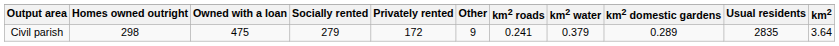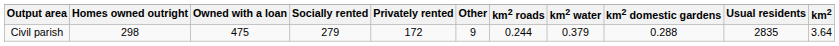(518, 32) 0.241 -> (518, 32) 0.244
(664, 32) 0.289 -> (664, 32) 0.288
